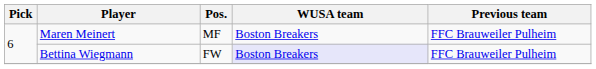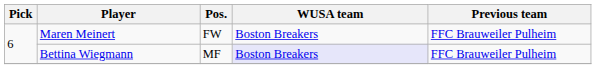(212, 34) MF -> (212, 34) FW
(212, 53) FW -> (212, 53) MF
